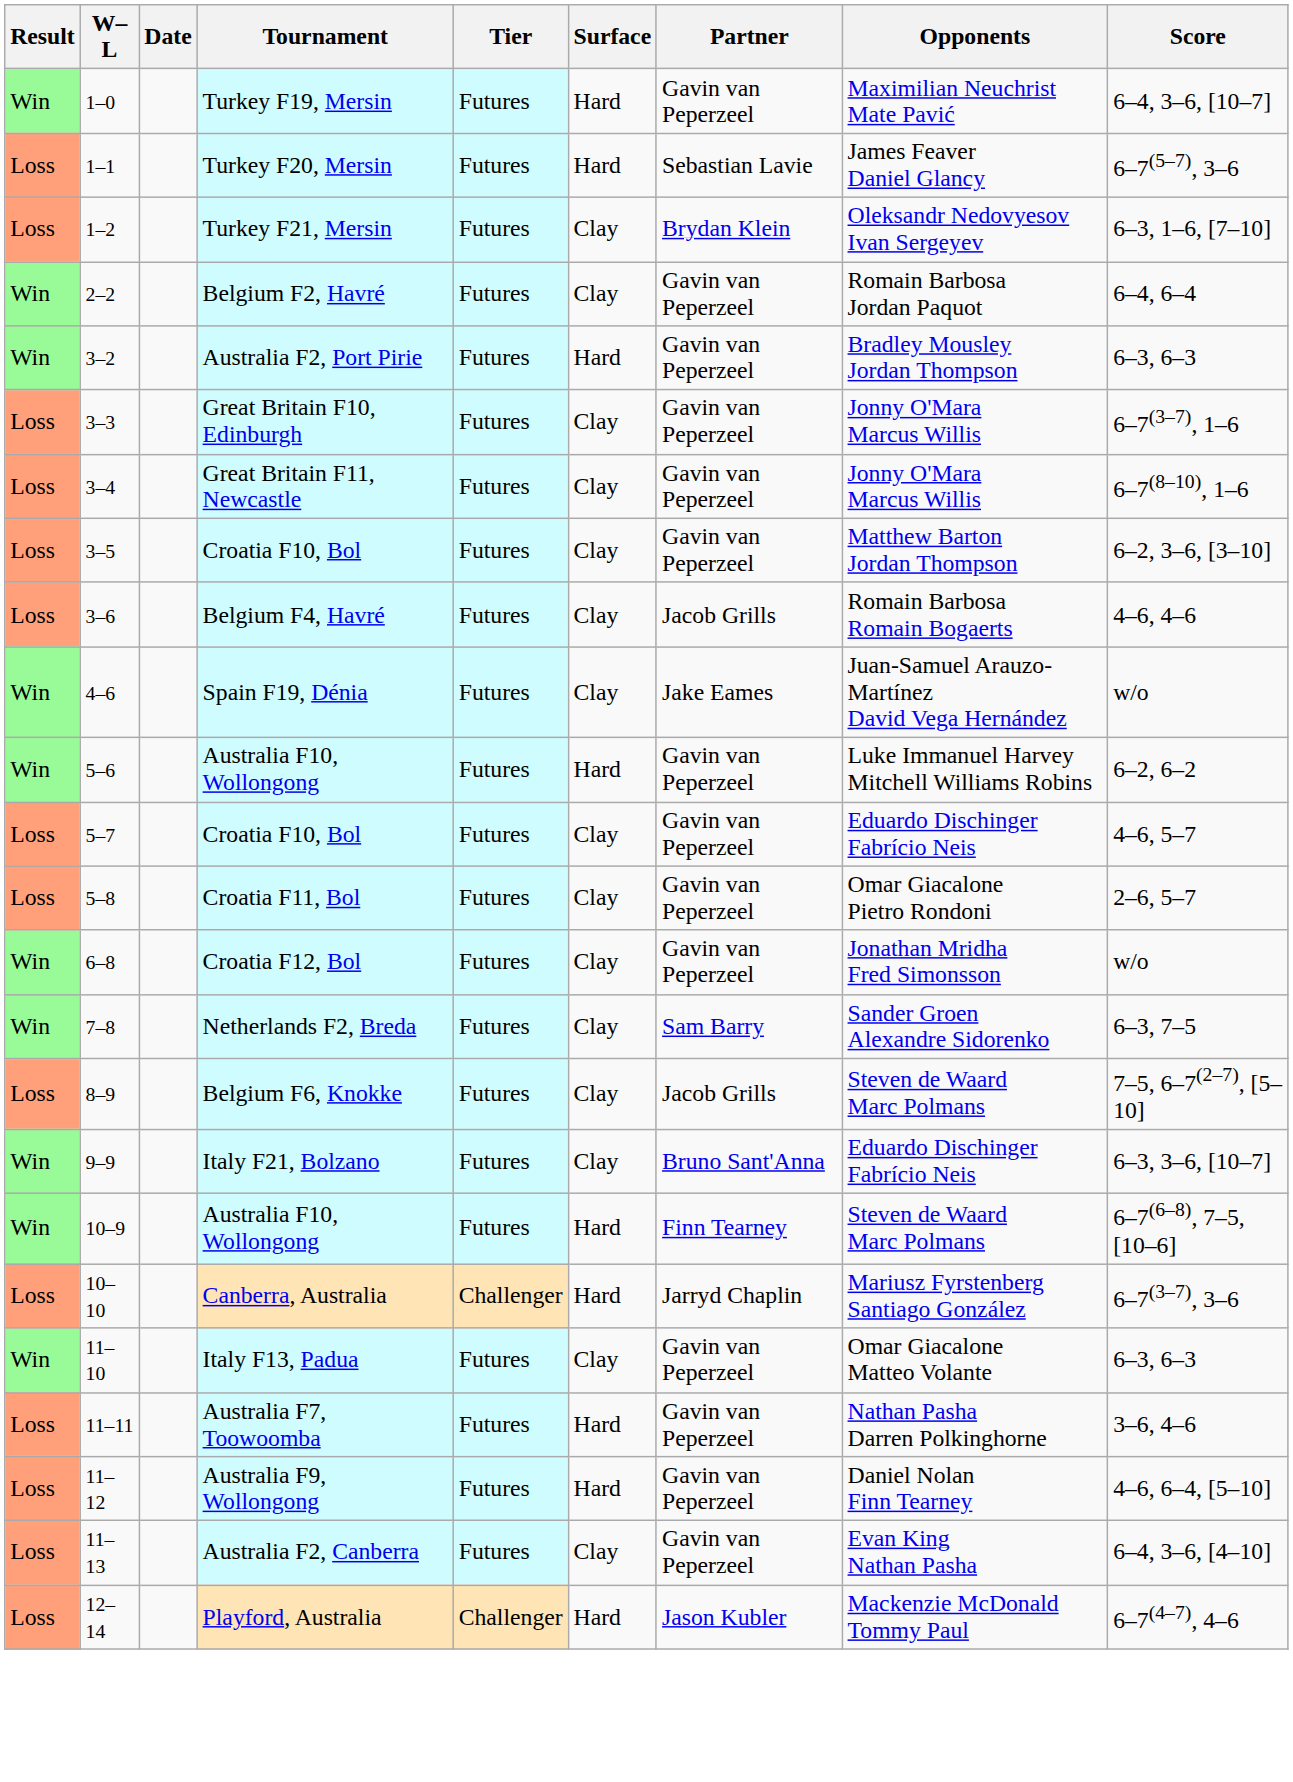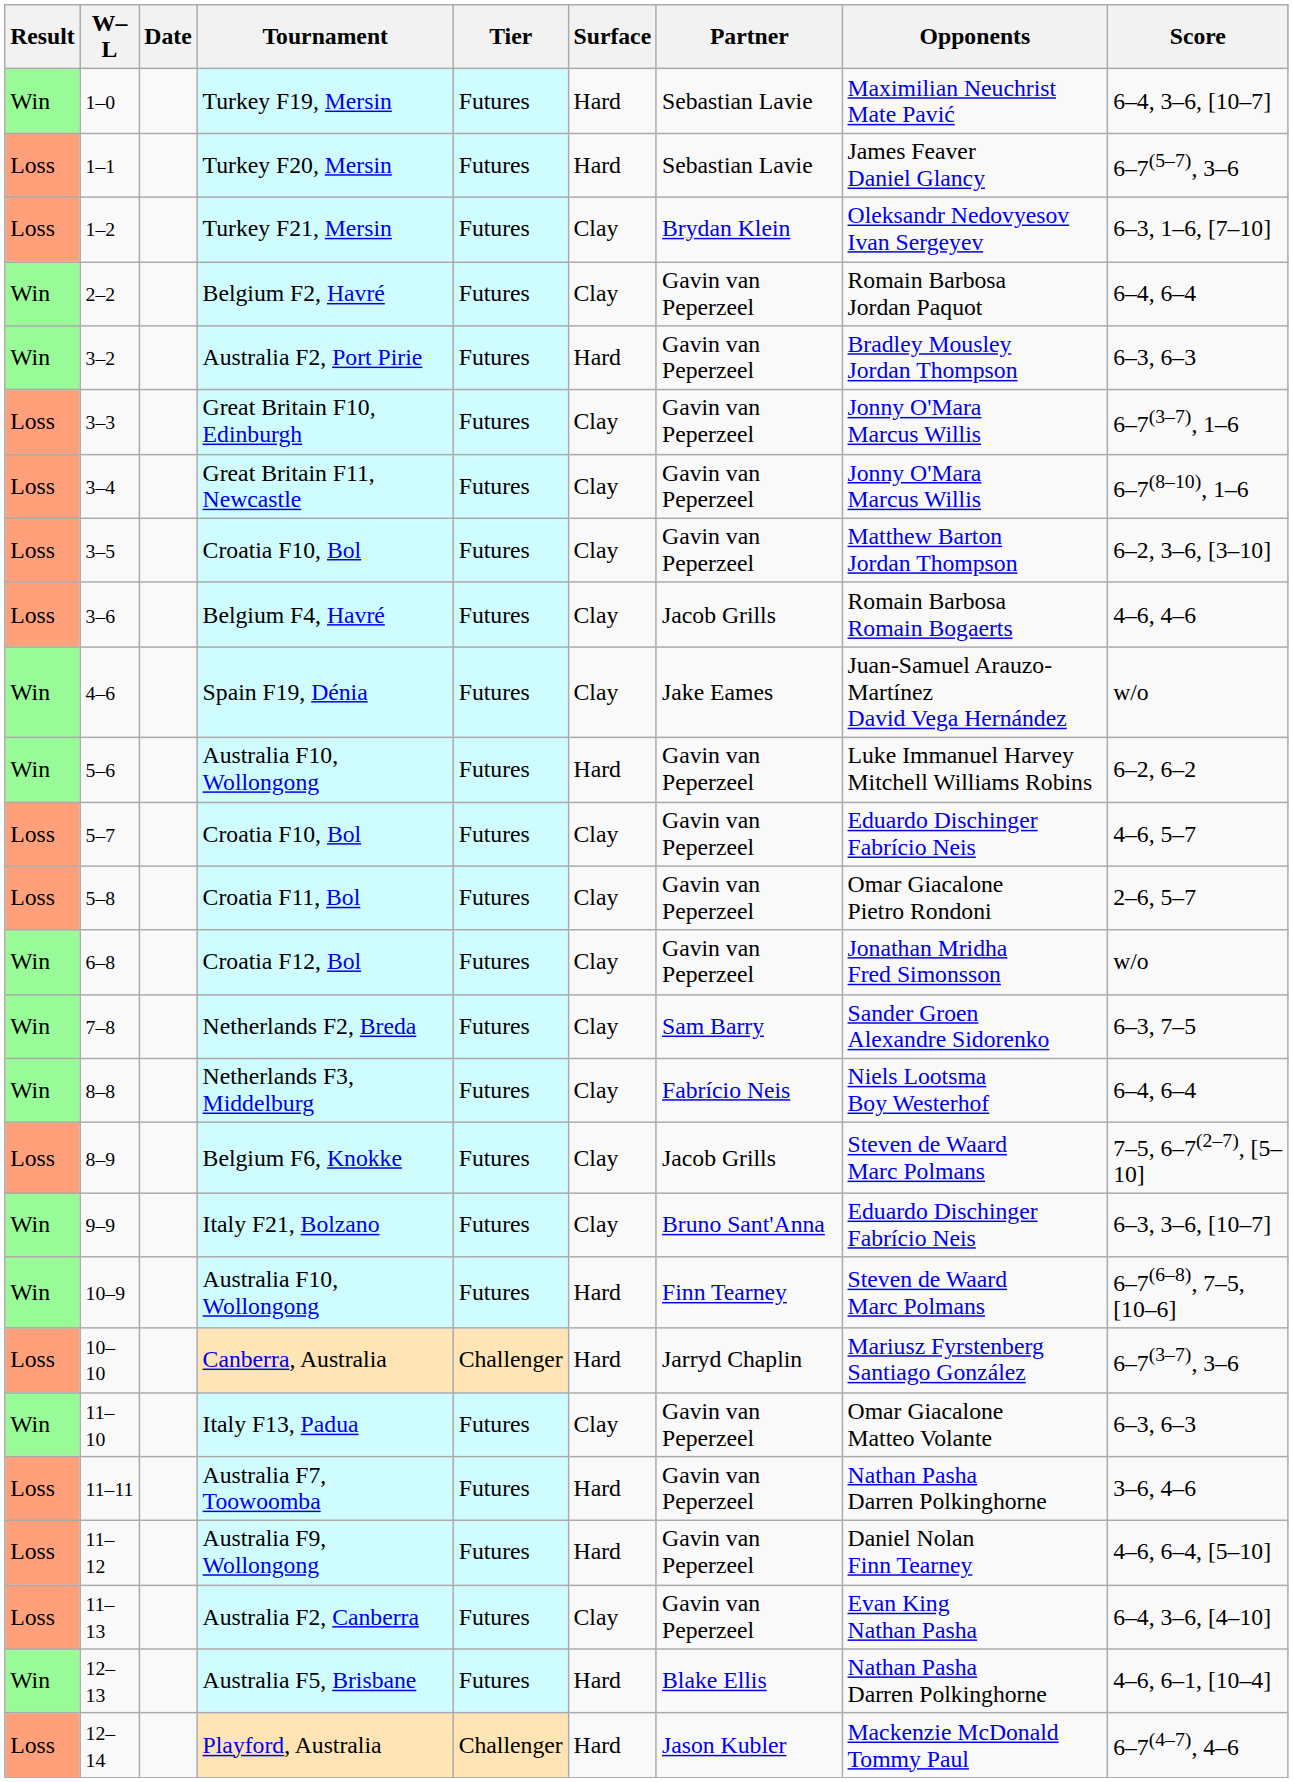(711, 100) Gavin van Peperzeel -> (737, 100) Sebastian Lavie
+ row: (100, 1091)
+ row: (100, 1682)
